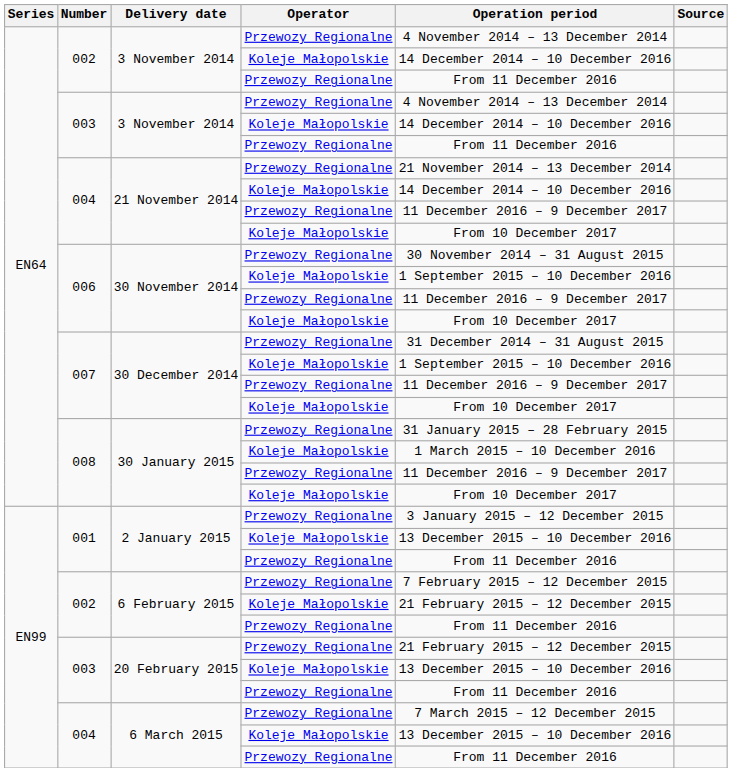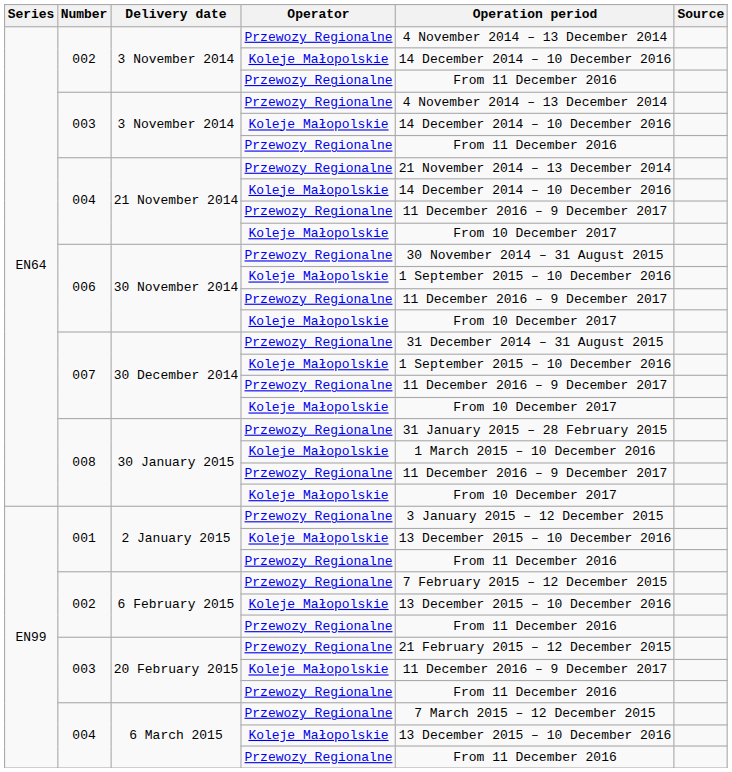(535, 604) 21 February 2015 – 12 December 2015 -> (535, 604) 13 December 2015 – 10 December 2016
(535, 670) 13 December 2015 – 10 December 2016 -> (535, 670) 11 December 2016 – 9 December 2017
